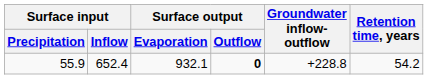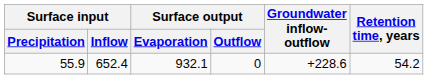(258, 63) bold -> (258, 63) normal
(327, 63) +228.8 -> (327, 63) +228.6
